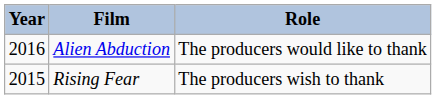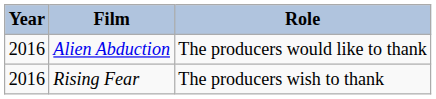(27, 79) 2015 -> (27, 79) 2016
